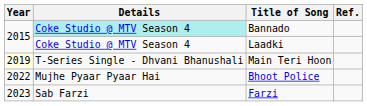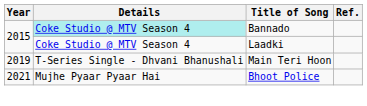(19, 61) lightyellow background -> (19, 61) no background
(19, 77) 2022 -> (19, 77) 2021
- row: (263, 93)
